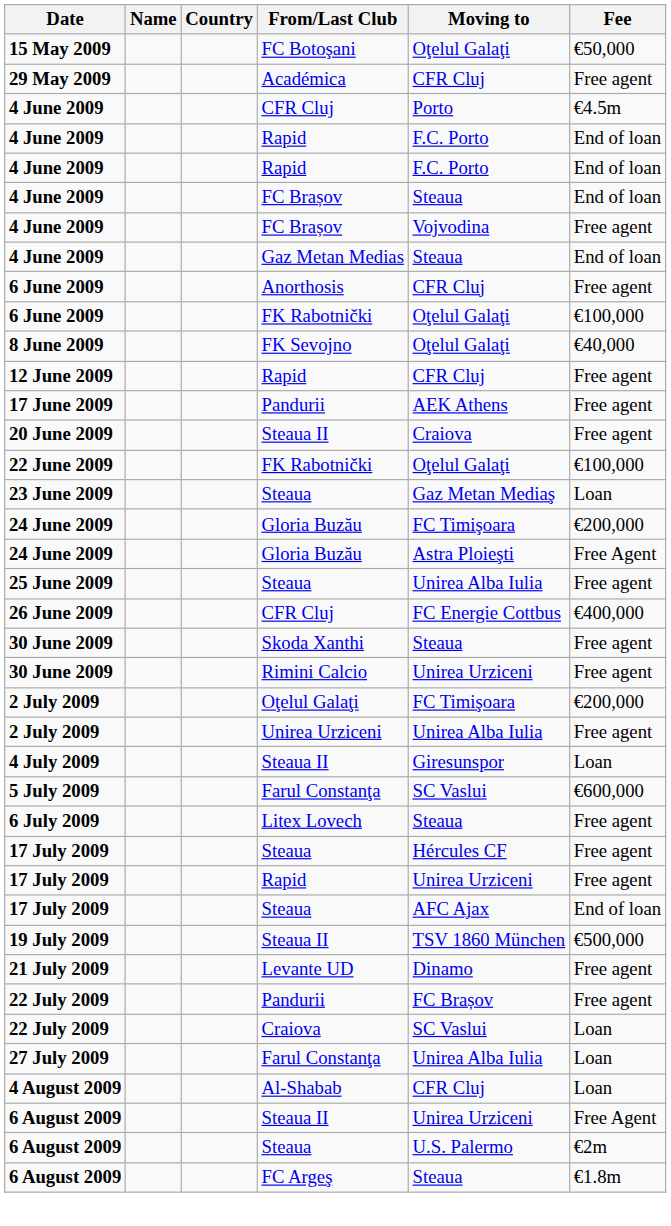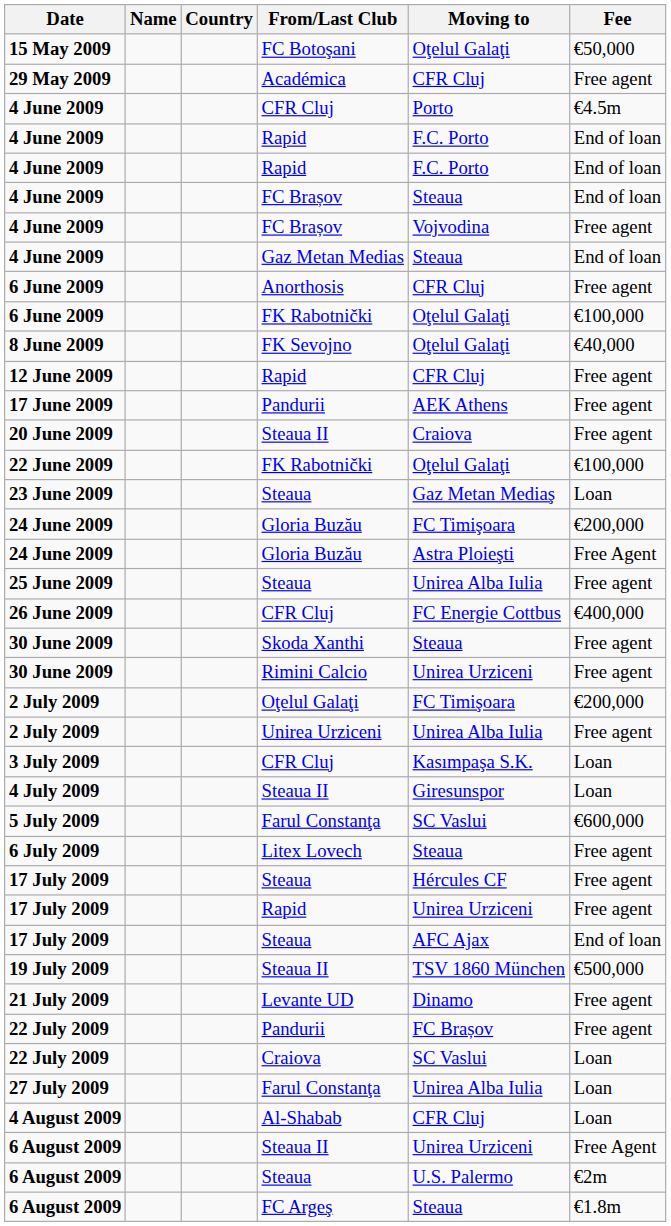+ row: (54, 761)
